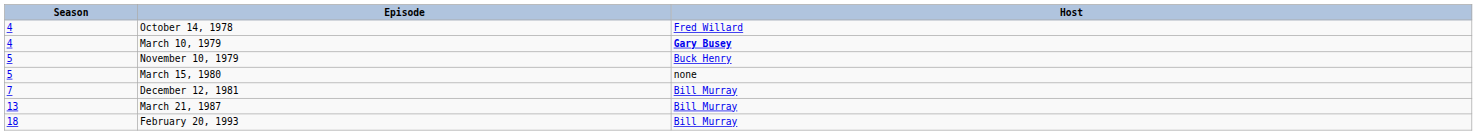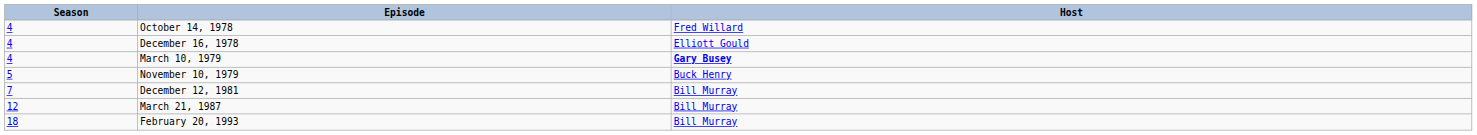+ row: (189, 44)
- row: (181, 75)
(12, 106) 13 -> (12, 106) 12
